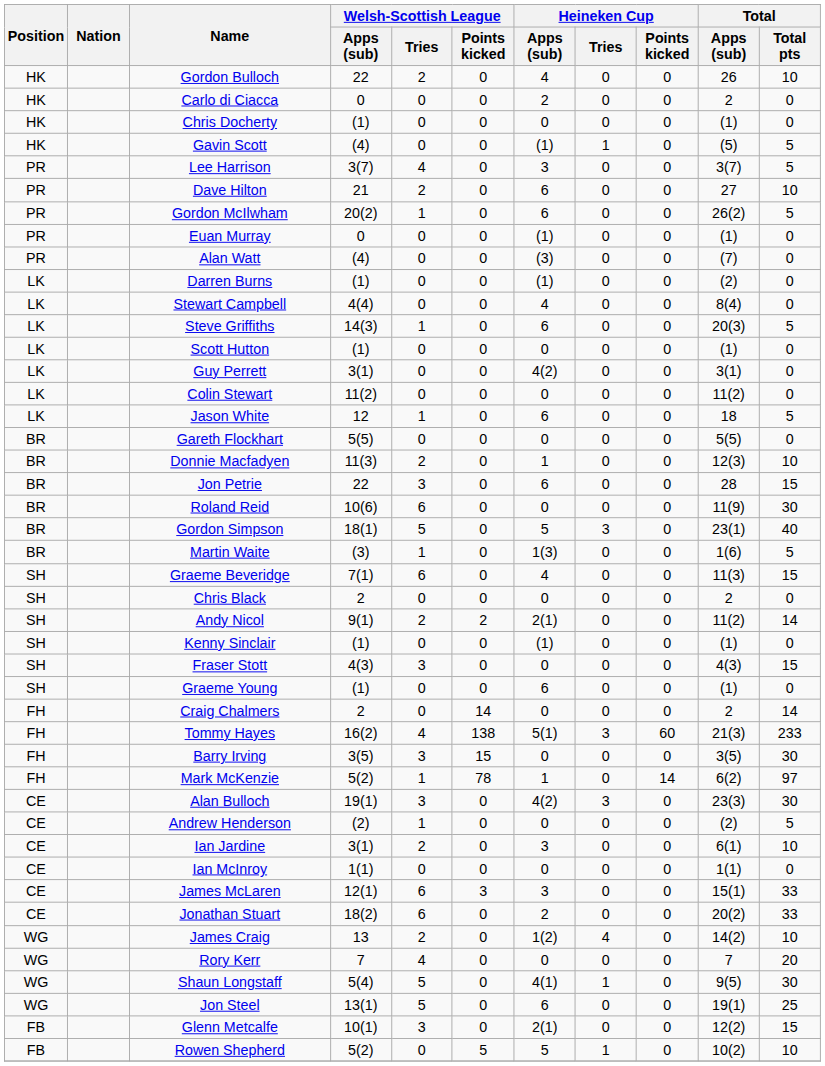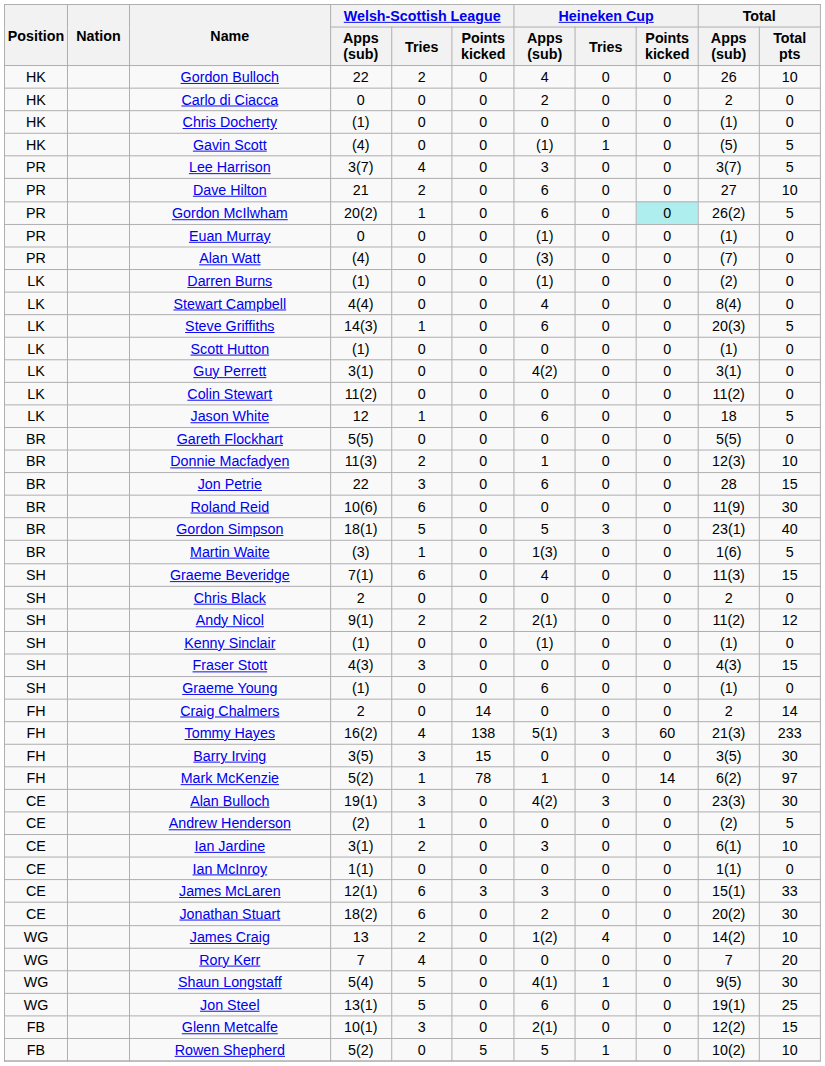(667, 213) no background -> (667, 213) paleturquoise background
(790, 620) 14 -> (790, 620) 12
(790, 914) 33 -> (790, 914) 30
